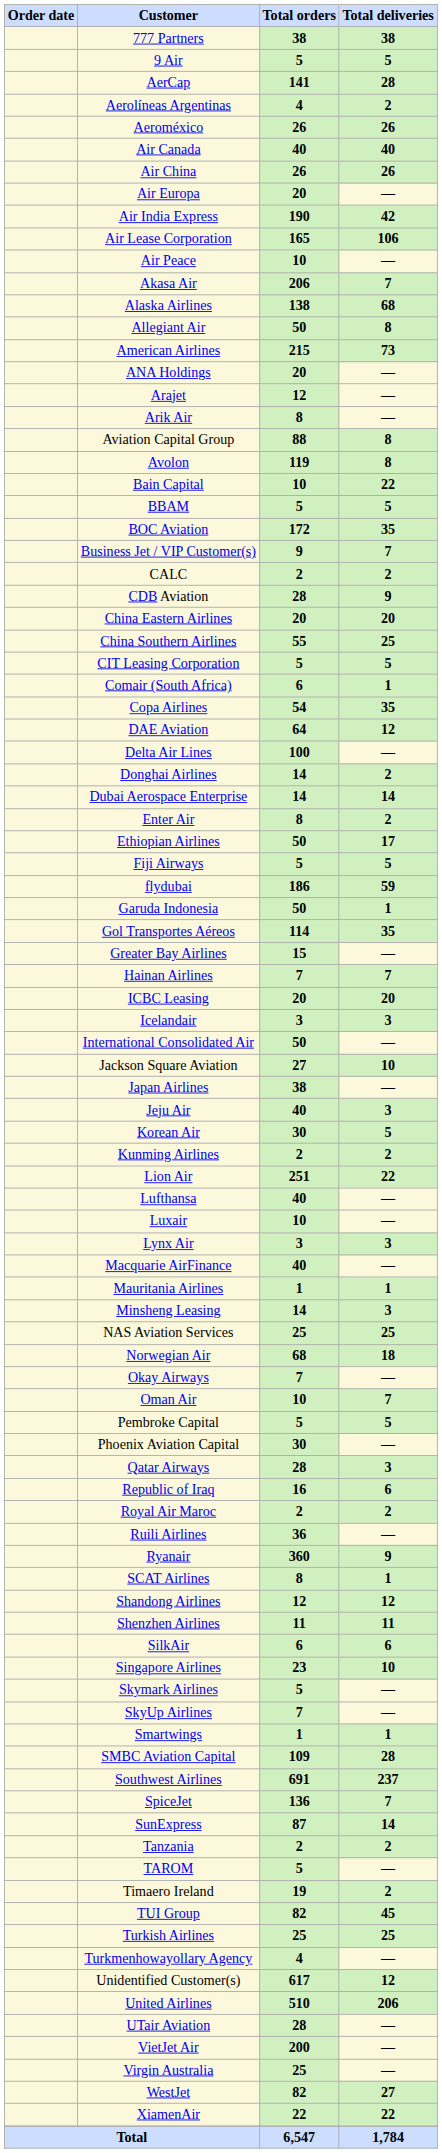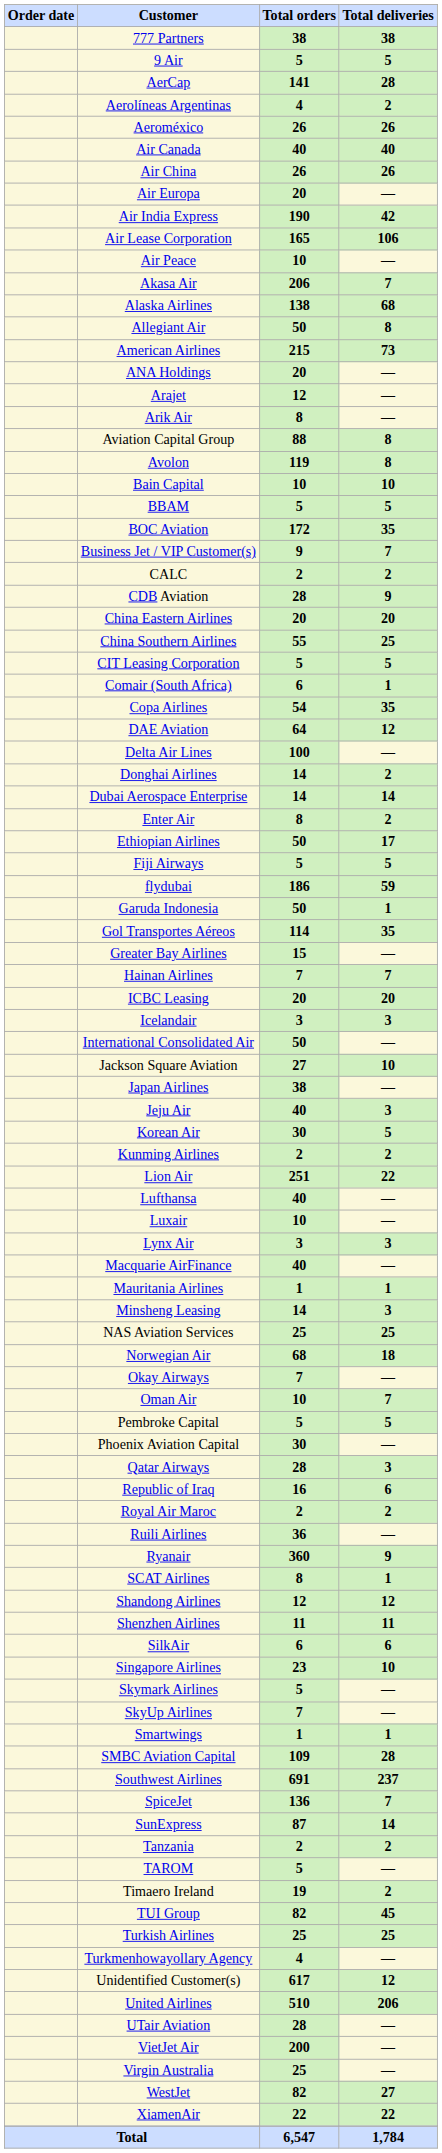(388, 484) 22 -> (388, 484) 10
